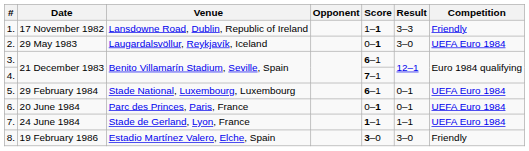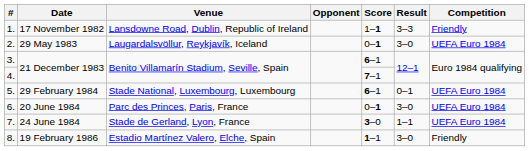(405, 107) 0–1 -> (405, 107) 3–0
(373, 122) 1–1 -> (373, 122) 3–0
(373, 138) 3–0 -> (373, 138) 1–1
